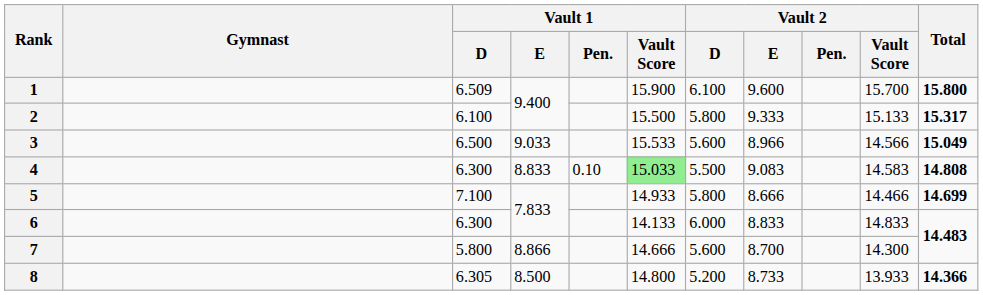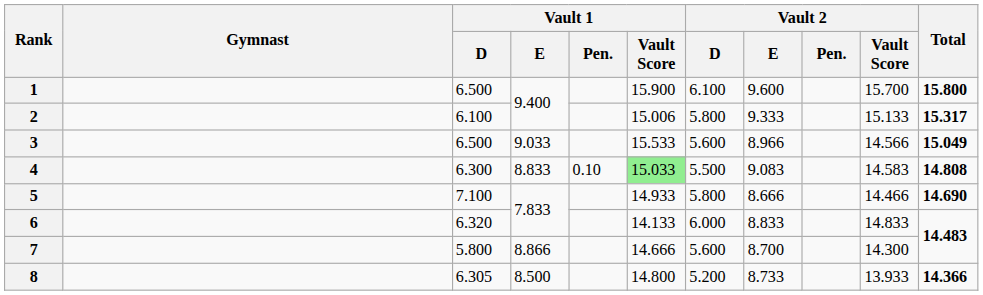(474, 90) 6.509 -> (474, 90) 6.500
(653, 117) 15.500 -> (653, 117) 15.006
(945, 196) 14.699 -> (945, 196) 14.690
(474, 223) 6.300 -> (474, 223) 6.320
